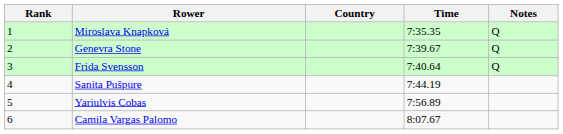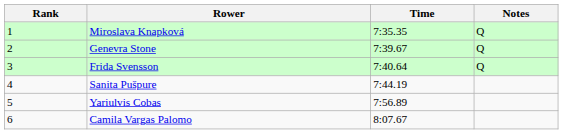- column: (355, 13)
